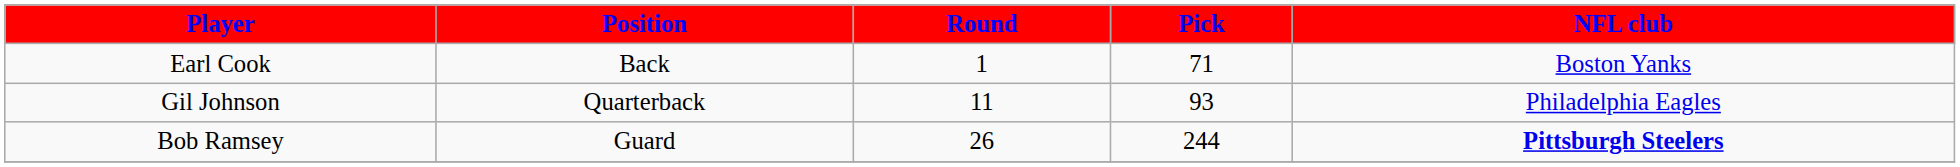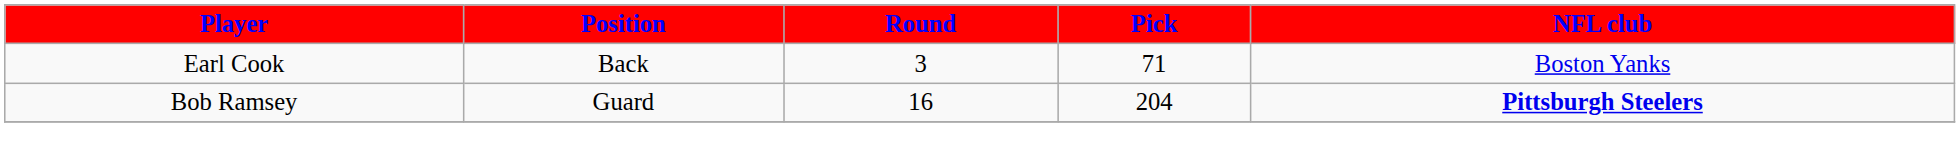(982, 63) 1 -> (921, 63) 3
- row: (221, 102)
(982, 141) 26 -> (921, 102) 16
(1201, 141) 244 -> (1154, 102) 204
